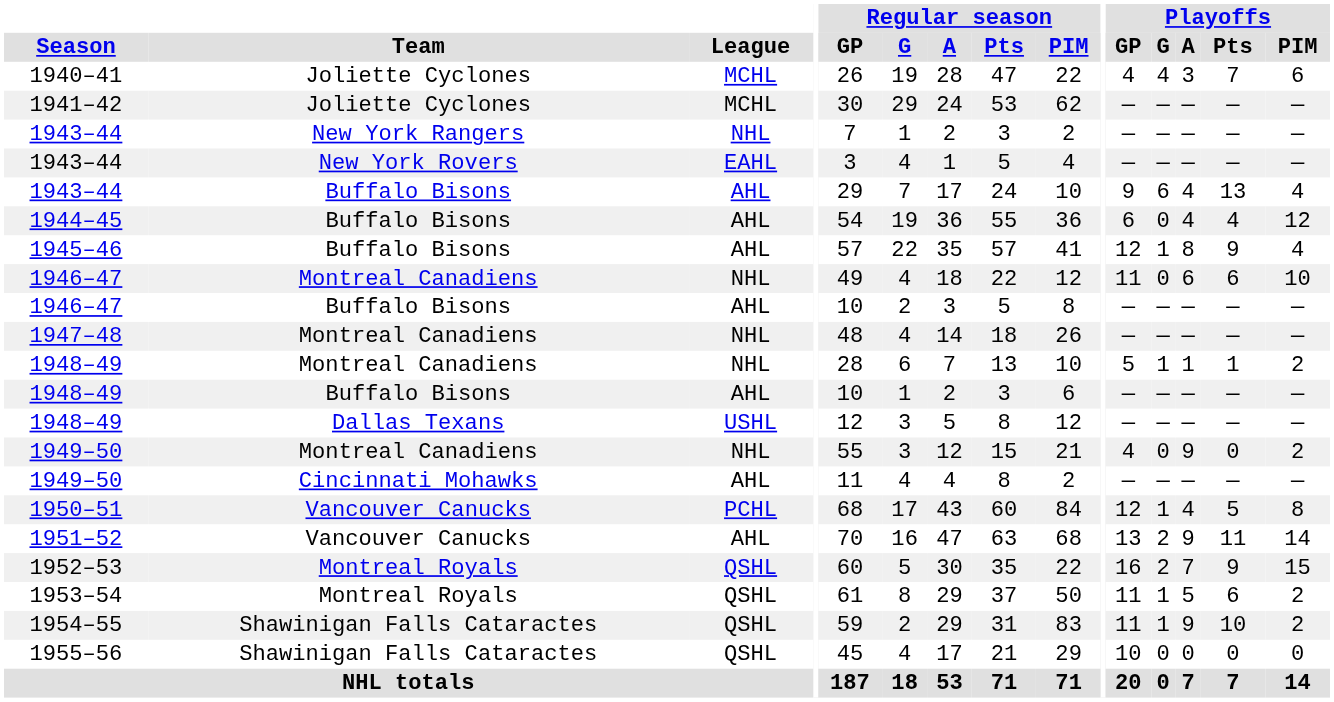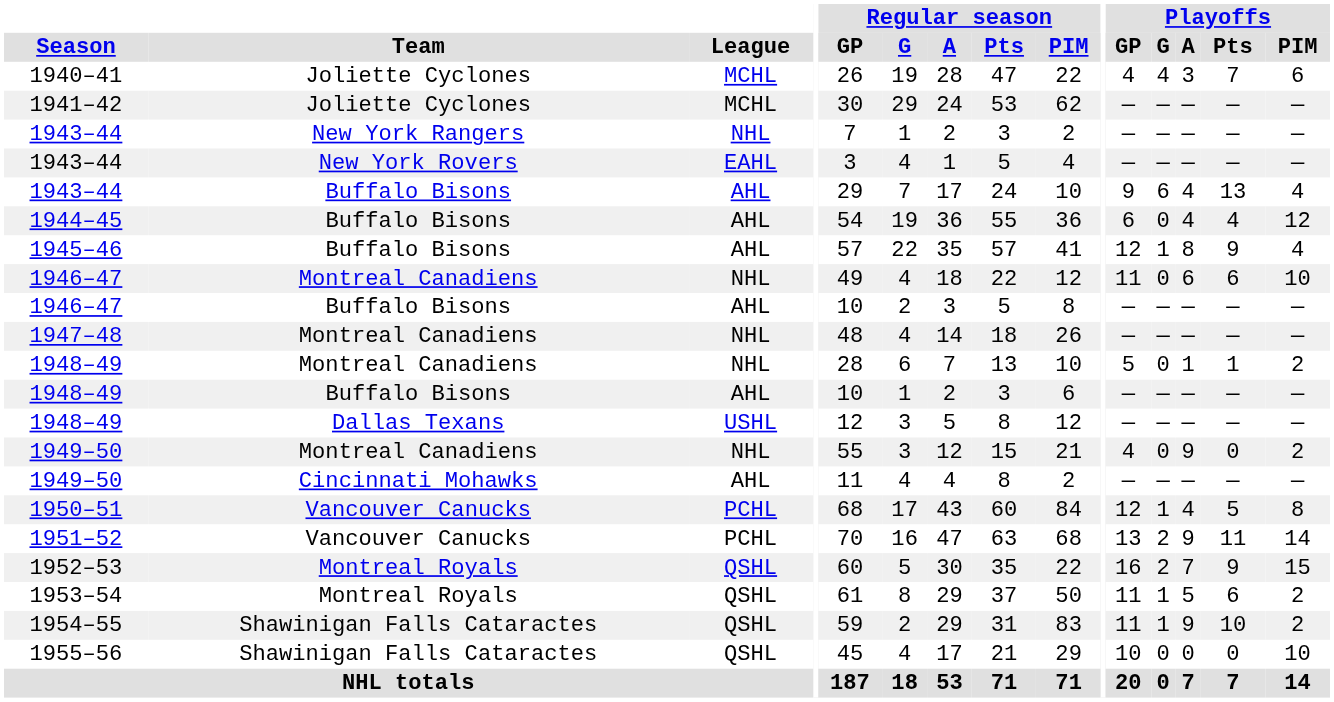(1163, 365) 1 -> (1163, 365) 0
(751, 539) AHL -> (751, 539) PCHL
(1298, 654) 0 -> (1298, 654) 10
